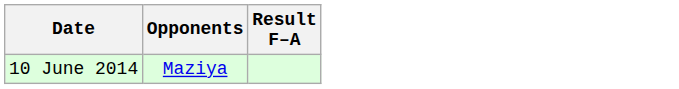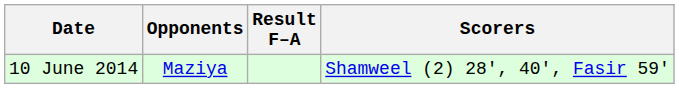+ column: (498, 30)
